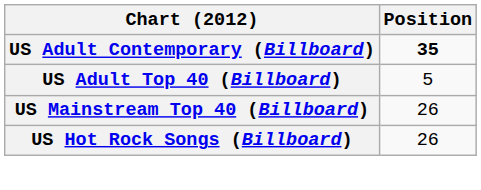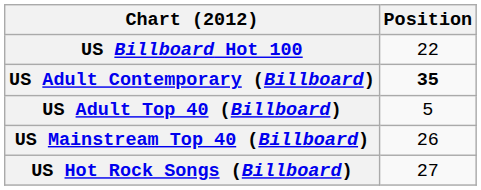+ row: (192, 50)
(428, 140) 26 -> (428, 170) 27
